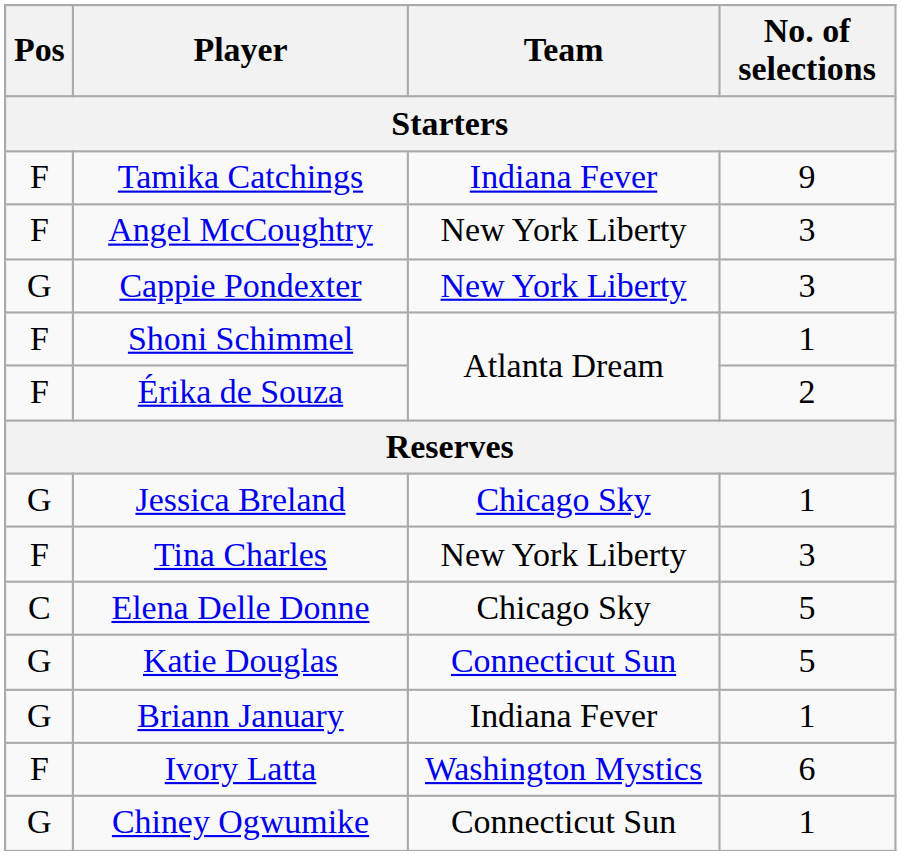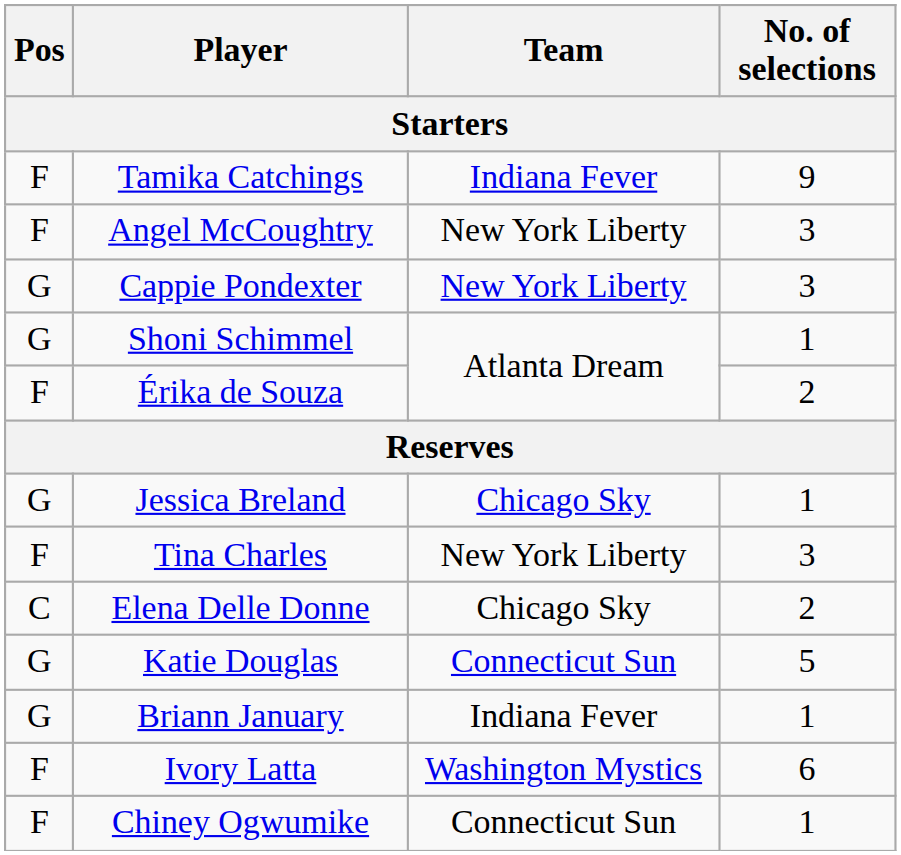(39, 338) F -> (39, 338) G
(807, 607) 5 -> (807, 607) 2
(39, 822) G -> (39, 822) F
